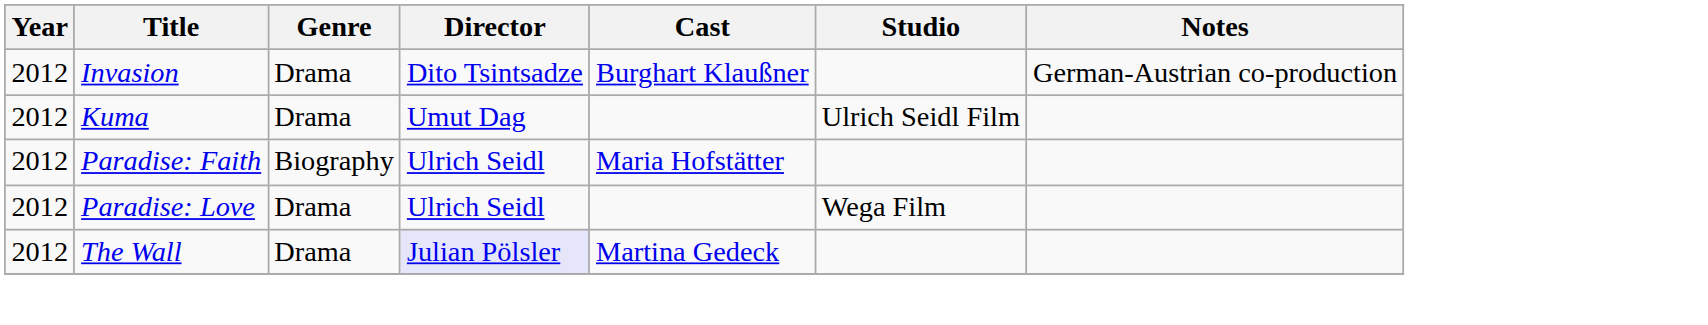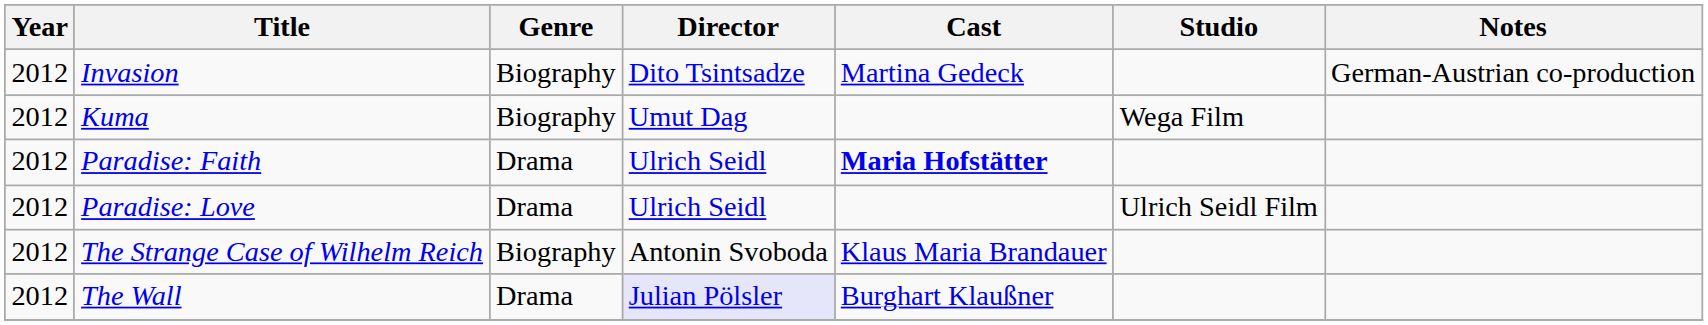(313, 71) Drama -> (556, 71) Biography
(702, 71) Burghart Klaußner -> (932, 71) Martina Gedeck
(313, 116) Drama -> (556, 116) Biography
(921, 116) Ulrich Seidl Film -> (1182, 116) Wega Film
(334, 161) Biography -> (535, 161) Drama
(690, 161) normal -> (944, 161) bold
(884, 206) Wega Film -> (1219, 206) Ulrich Seidl Film
+ row: (282, 251)
(688, 251) Martina Gedeck -> (947, 296) Burghart Klaußner
